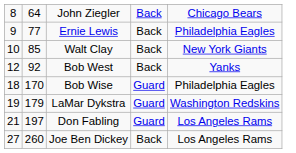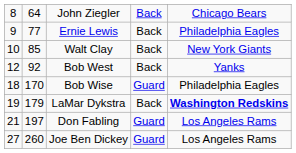(149, 103) Guard -> (149, 103) Back
(225, 103) normal -> (229, 103) bold
(149, 139) Back -> (149, 139) Guard
